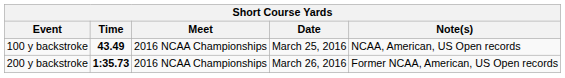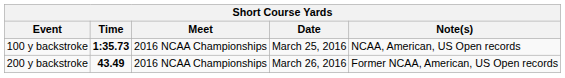(111, 47) 43.49 -> (111, 47) 1:35.73
(111, 64) 1:35.73 -> (111, 64) 43.49
